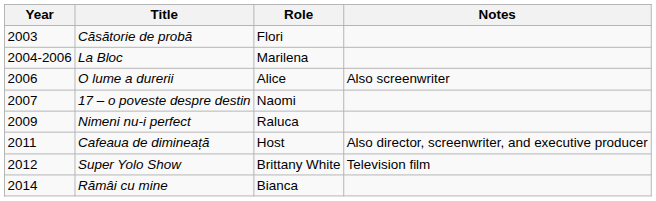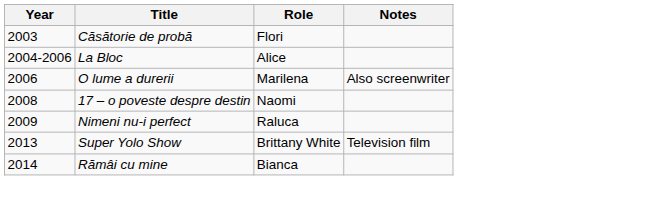(283, 57) Marilena -> (271, 57) Alice
(271, 79) Alice -> (283, 79) Marilena
(22, 100) 2007 -> (22, 100) 2008
- row: (144, 143)
(22, 164) 2012 -> (22, 143) 2013
